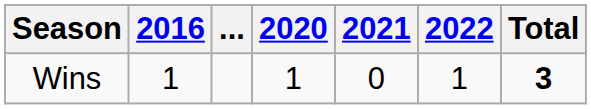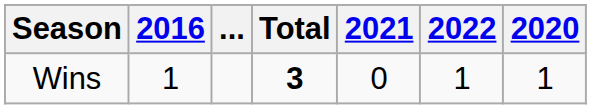columns swapped: (293, 28) <-> (544, 28)
